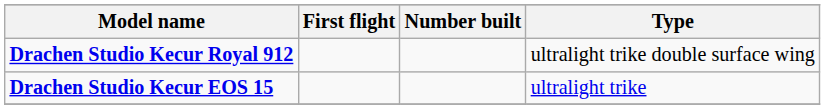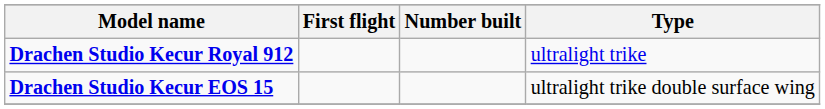(673, 54) ultralight trike double surface wing -> (589, 54) ultralight trike
(589, 88) ultralight trike -> (673, 88) ultralight trike double surface wing
